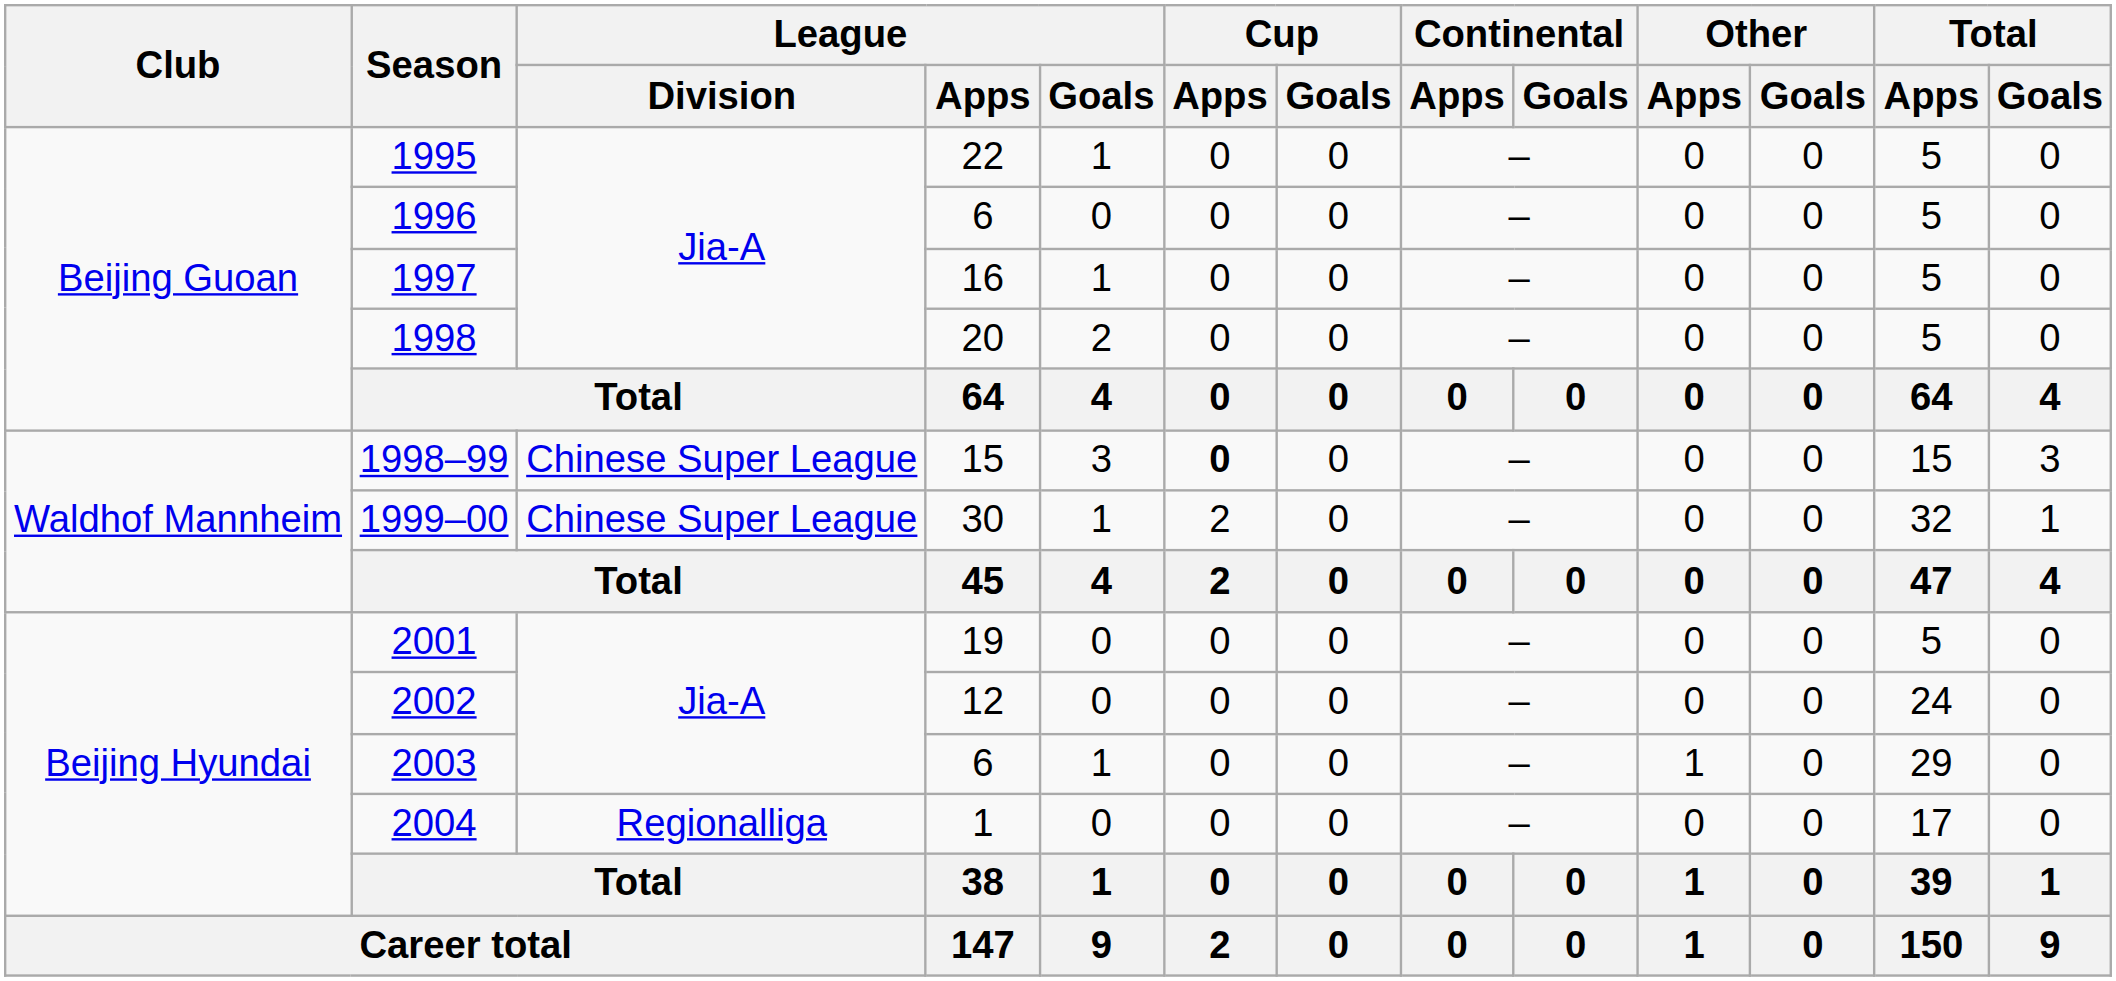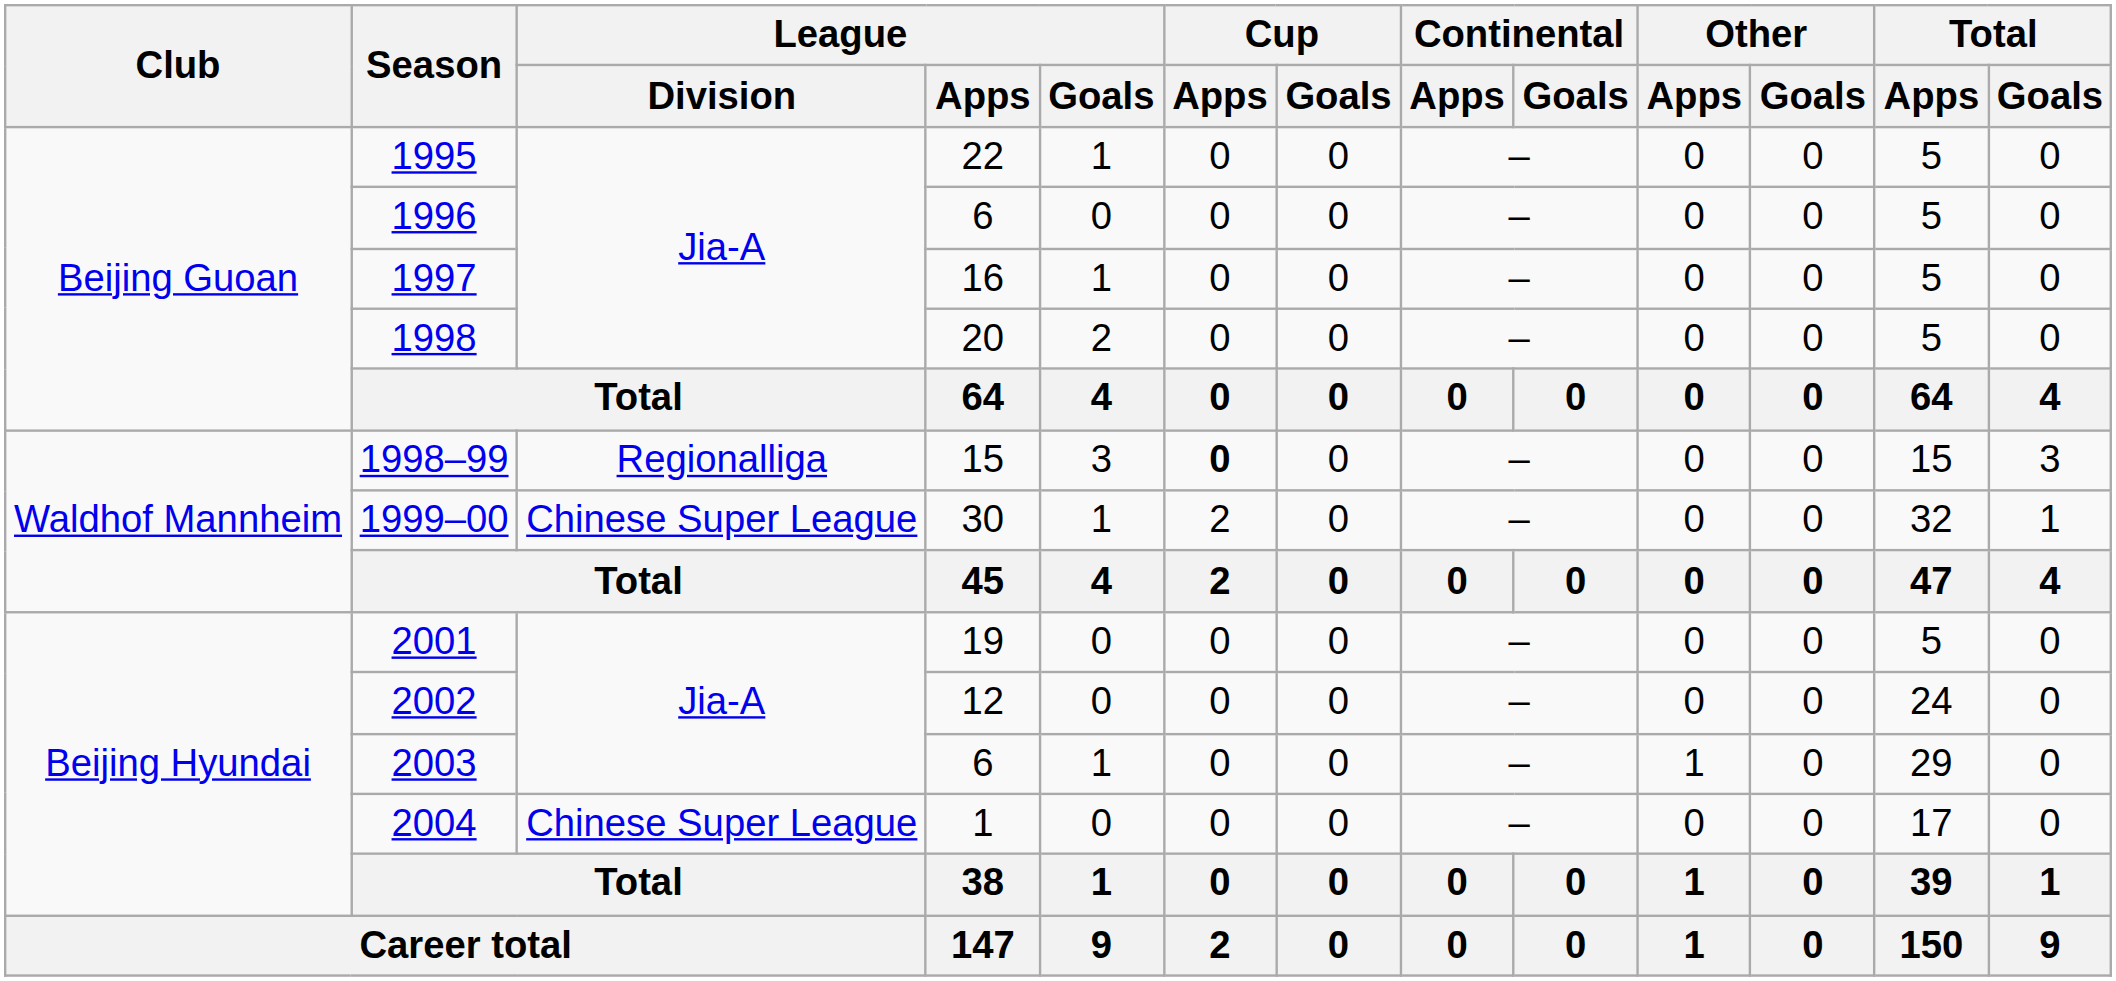(722, 459) Chinese Super League -> (722, 459) Regionalliga
(722, 823) Regionalliga -> (722, 823) Chinese Super League
